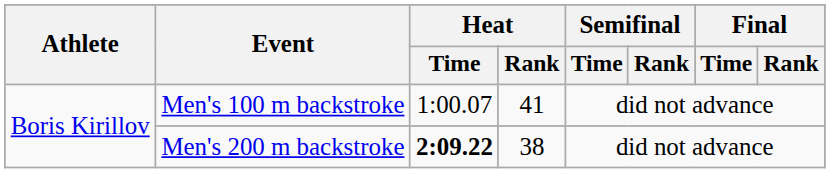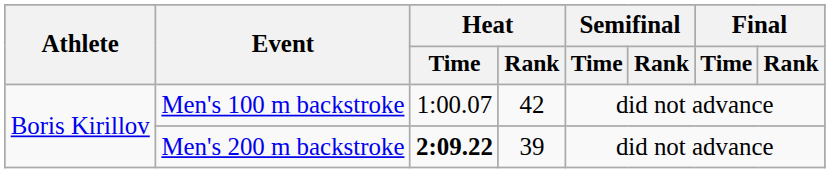(532, 105) 41 -> (532, 105) 42
(532, 146) 38 -> (532, 146) 39
